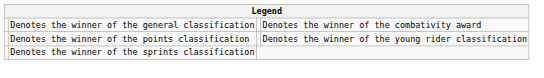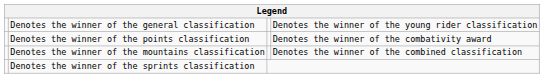(372, 25) Denotes the winner of the combativity award -> (405, 25) Denotes the winner of the young rider classification
(395, 39) Denotes the winner of the young rider classification -> (382, 39) Denotes the winner of the combativity award
+ row: (138, 53)
